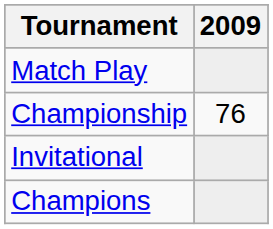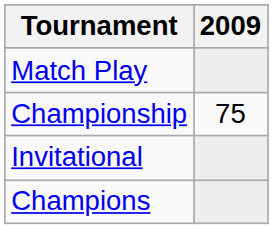(230, 113) 76 -> (230, 113) 75
